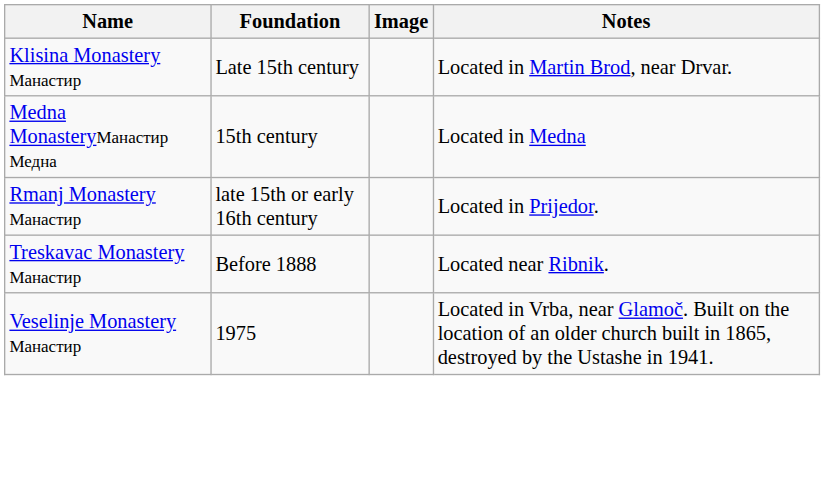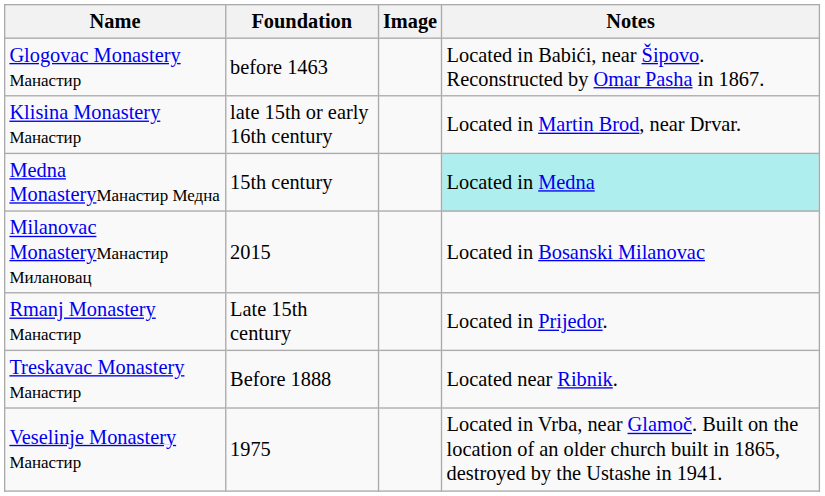+ row: (95, 67)
(287, 67) Late 15th century -> (299, 124) late 15th or early 16th century
(512, 136) no background -> (521, 182) paleturquoise background
+ row: (89, 252)
(285, 206) late 15th or early 16th century -> (269, 322) Late 15th century
